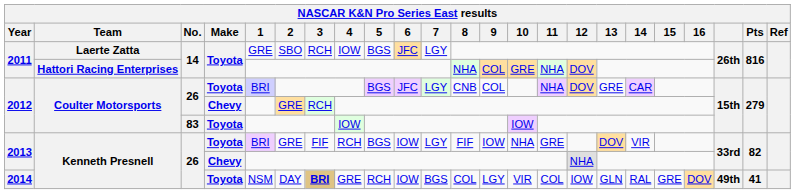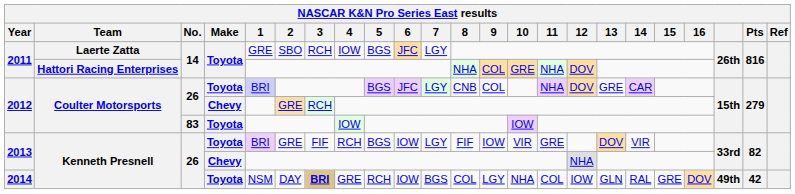(522, 142) NHA -> (522, 142) VIR
(522, 179) VIR -> (522, 179) NHA
(755, 179) 41 -> (755, 179) 42
